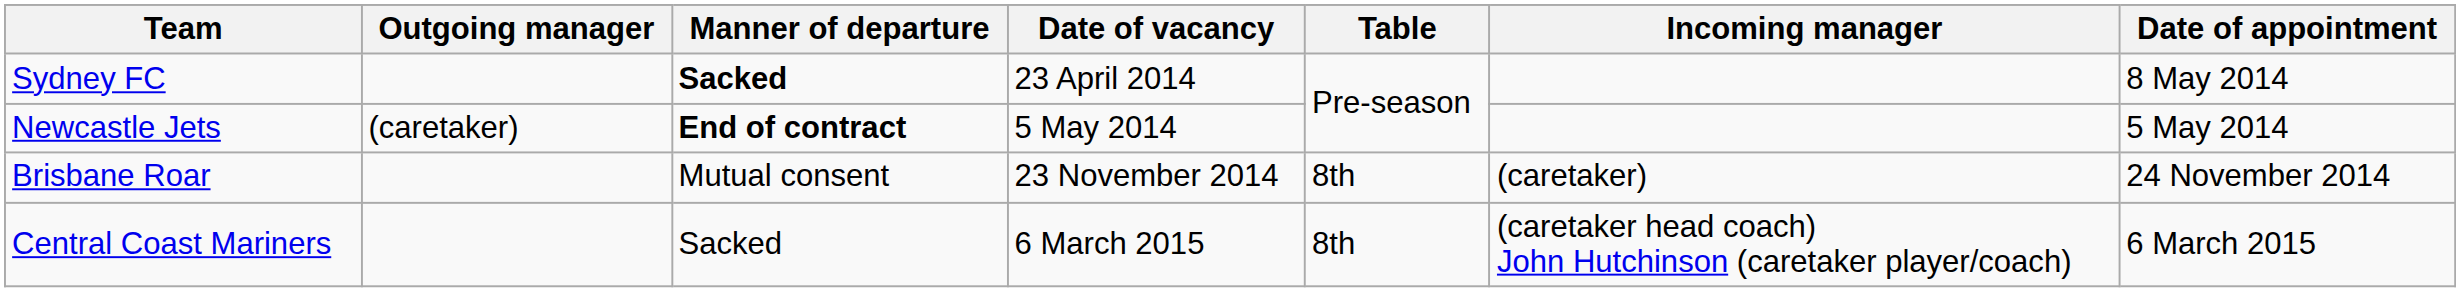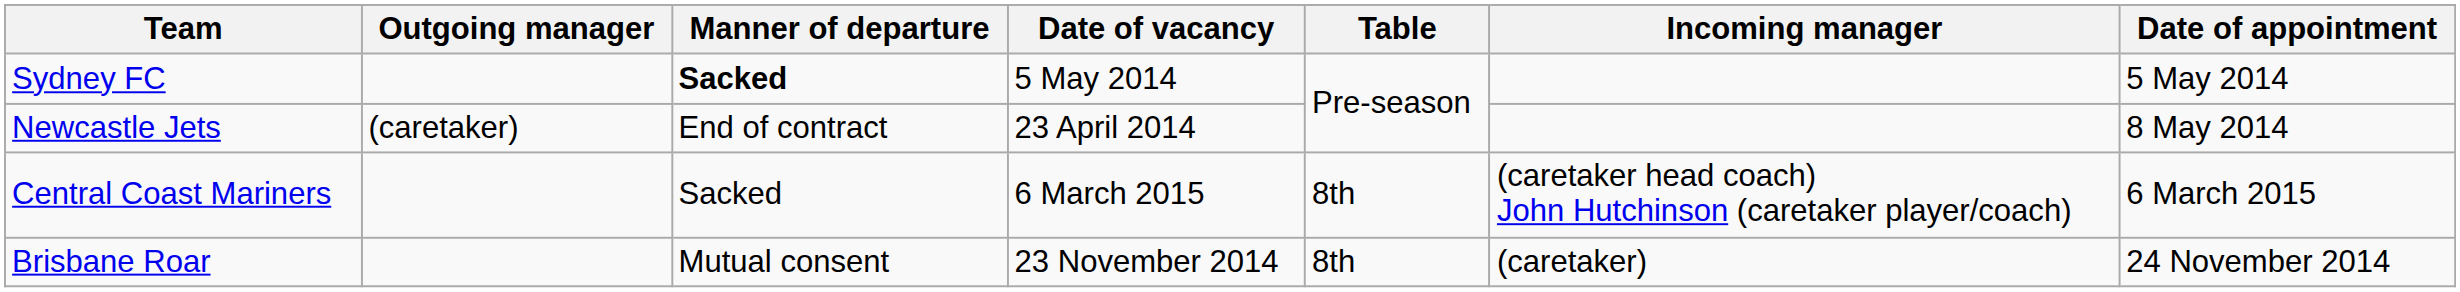(1105, 78) 23 April 2014 -> (1096, 78) 5 May 2014
(2207, 78) 8 May 2014 -> (2207, 78) 5 May 2014
(792, 127) bold -> (783, 127) normal
(1096, 127) 5 May 2014 -> (1105, 127) 23 April 2014
(2207, 127) 5 May 2014 -> (2207, 127) 8 May 2014
rows swapped: (111, 176) <-> (172, 243)
